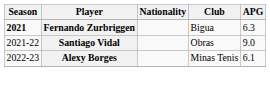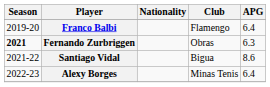+ row: (89, 27)
(202, 27) Bigua -> (202, 43) Obras
(202, 43) Obras -> (202, 58) Bigua
(249, 43) 9.0 -> (249, 58) 8.6
(249, 58) 6.1 -> (249, 74) 6.4
